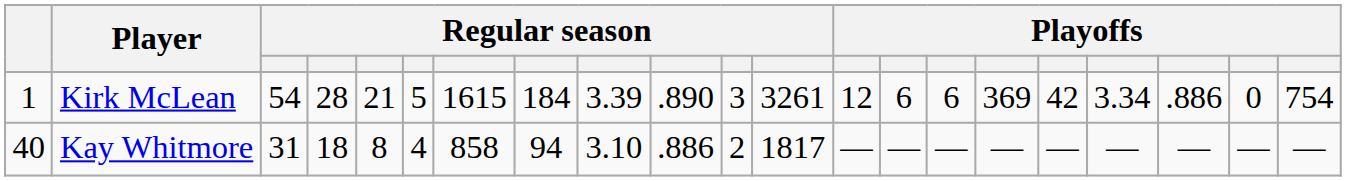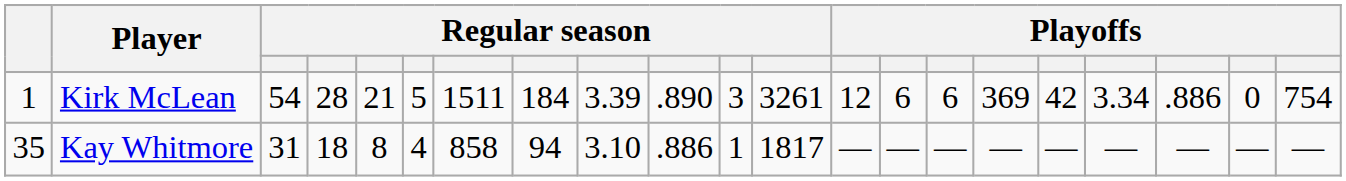(474, 96) 1615 -> (474, 96) 1511
(29, 148) 40 -> (29, 148) 35
(737, 148) 2 -> (736, 148) 1
